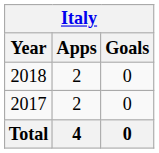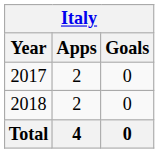rows swapped: (28, 104) <-> (28, 76)
